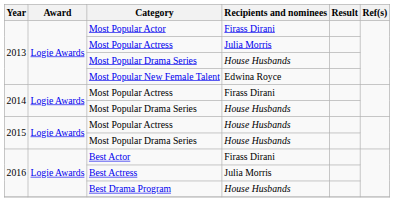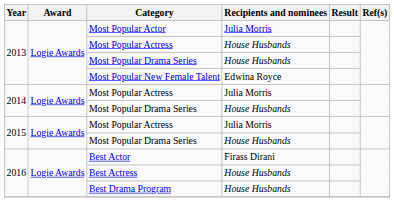(250, 28) Firass Dirani -> (248, 28) Julia Morris
(248, 44) Julia Morris -> (257, 44) House Husbands
(250, 92) Firass Dirani -> (248, 92) Julia Morris
(257, 124) House Husbands -> (248, 124) Julia Morris
(248, 173) Julia Morris -> (257, 173) House Husbands
